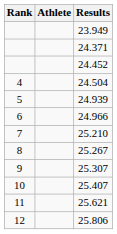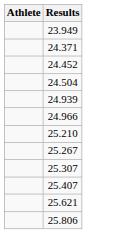- column: (20, 13)
